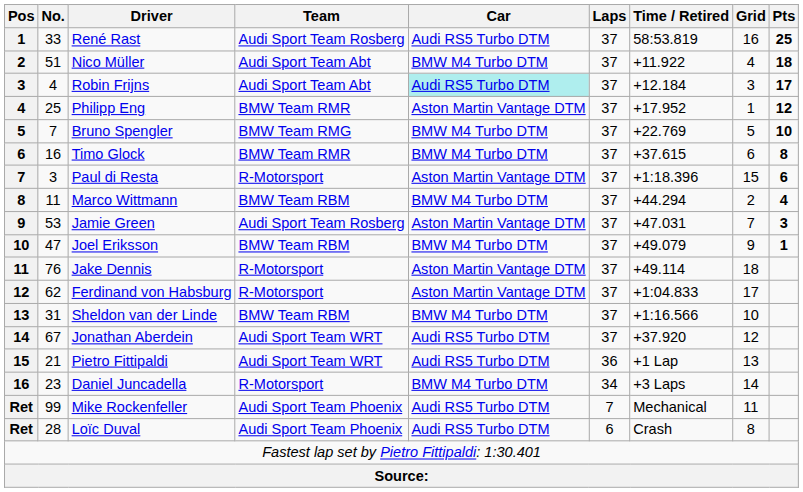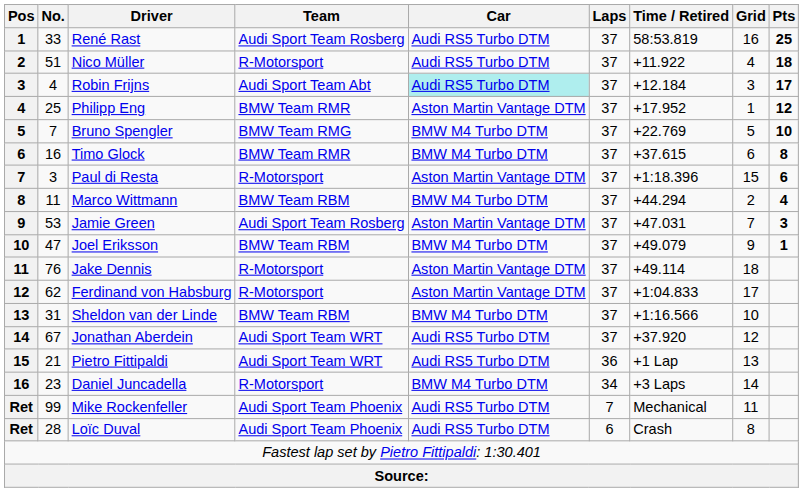(305, 62) Audi Sport Team Abt -> (281, 62) R-Motorsport
(480, 62) BMW M4 Turbo DTM -> (480, 62) Audi RS5 Turbo DTM
